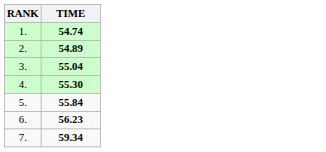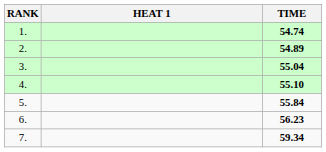+ column: (152, 13)
(71, 85) 55.30 -> (292, 85) 55.10
